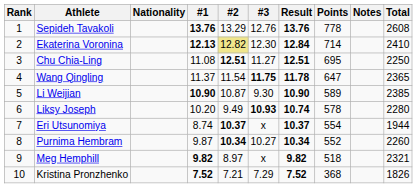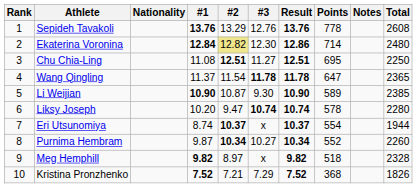(203, 45) 12.13 -> (203, 45) 12.84
(297, 45) 12.84 -> (297, 45) 12.86
(398, 45) 2410 -> (398, 45) 2480
(263, 77) 11.75 -> (263, 77) 11.78
(233, 110) 9.49 -> (233, 110) 9.47
(263, 110) 10.93 -> (263, 110) 10.74
(398, 158) 2321 -> (398, 158) 2328
